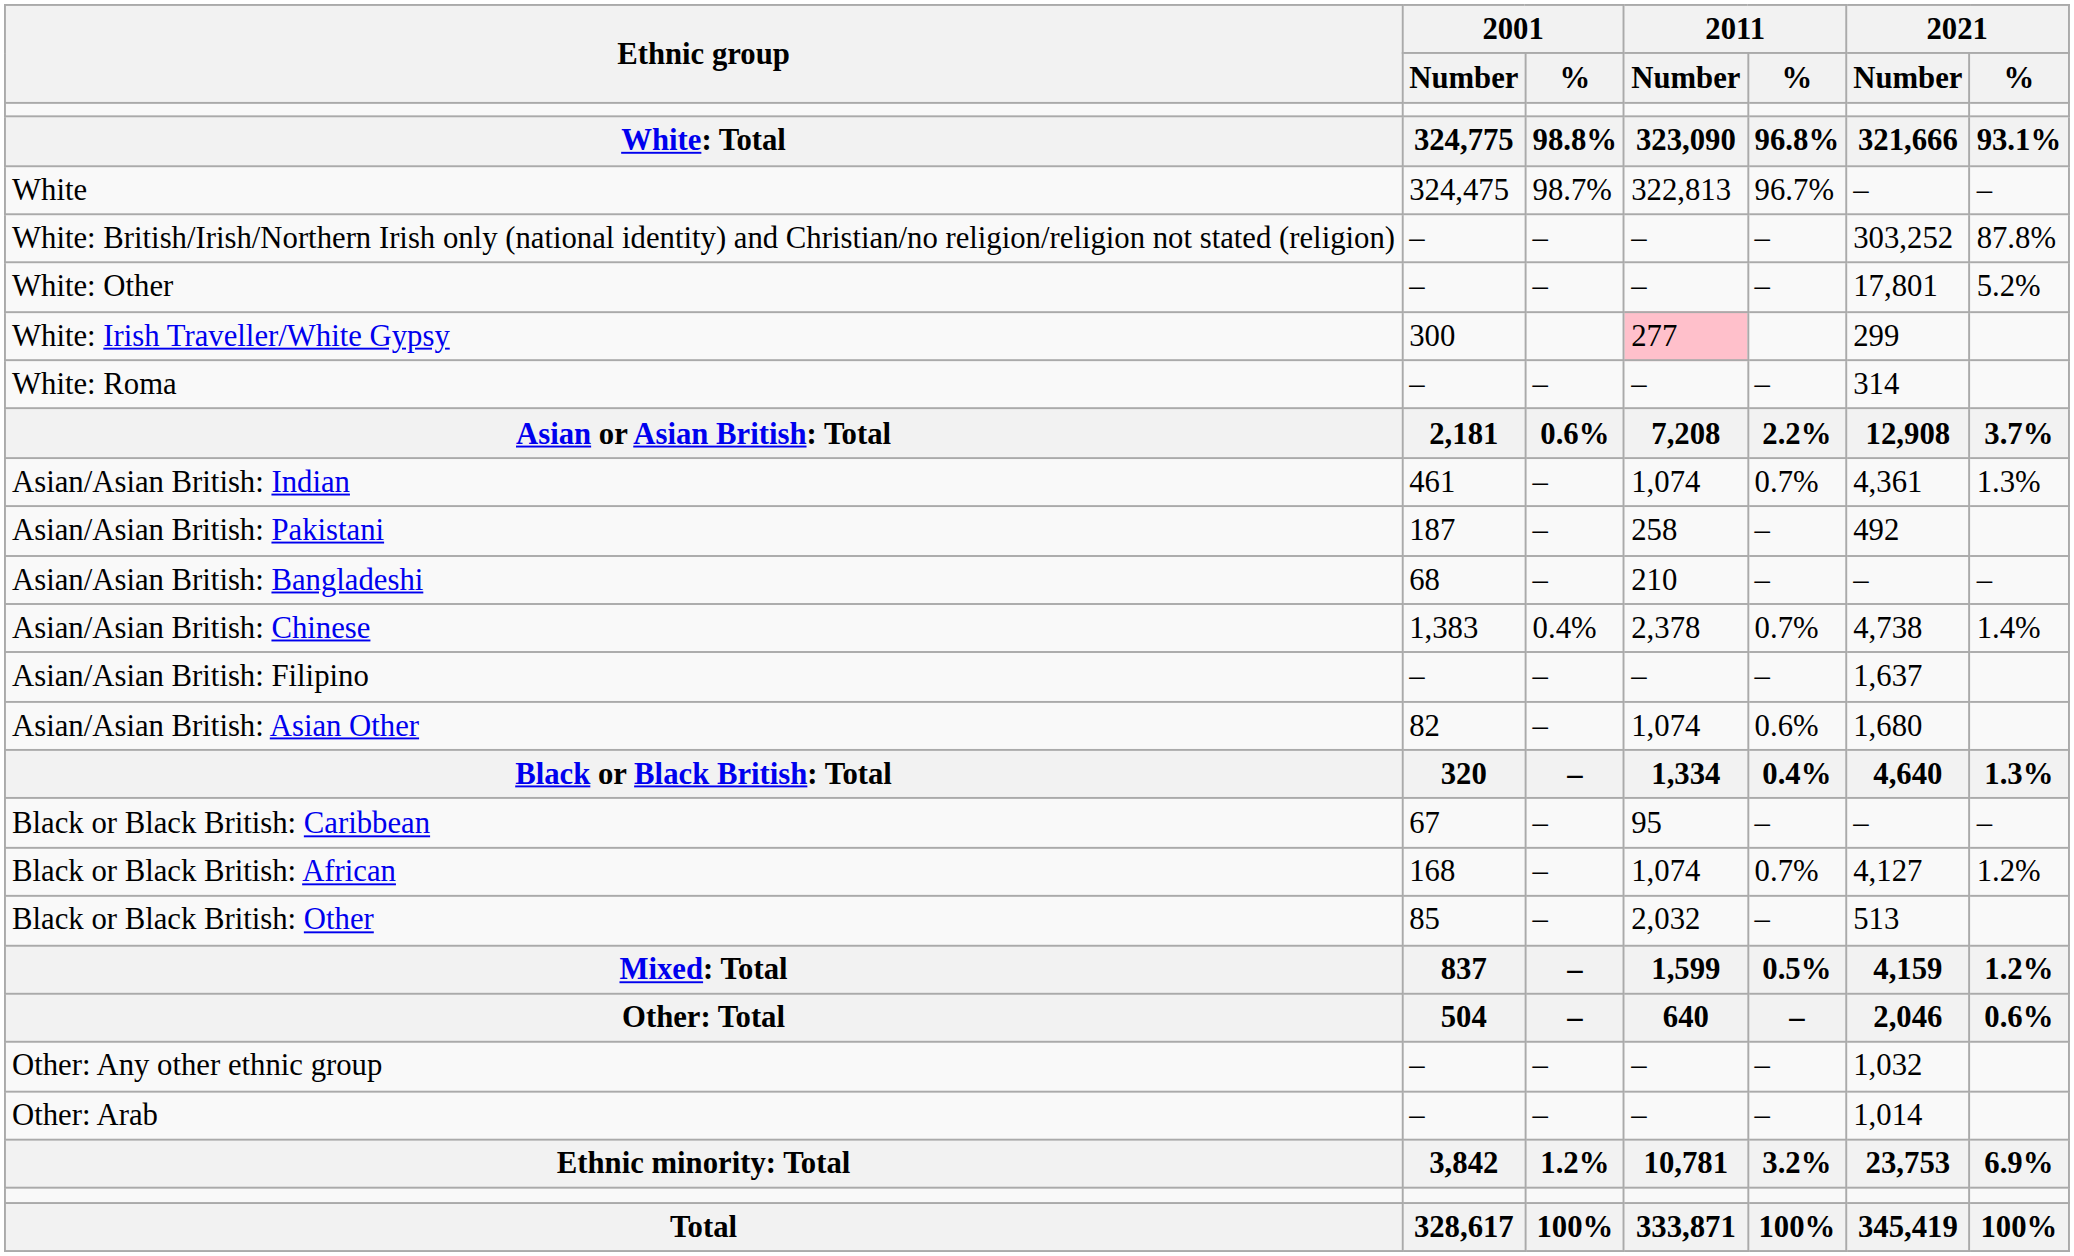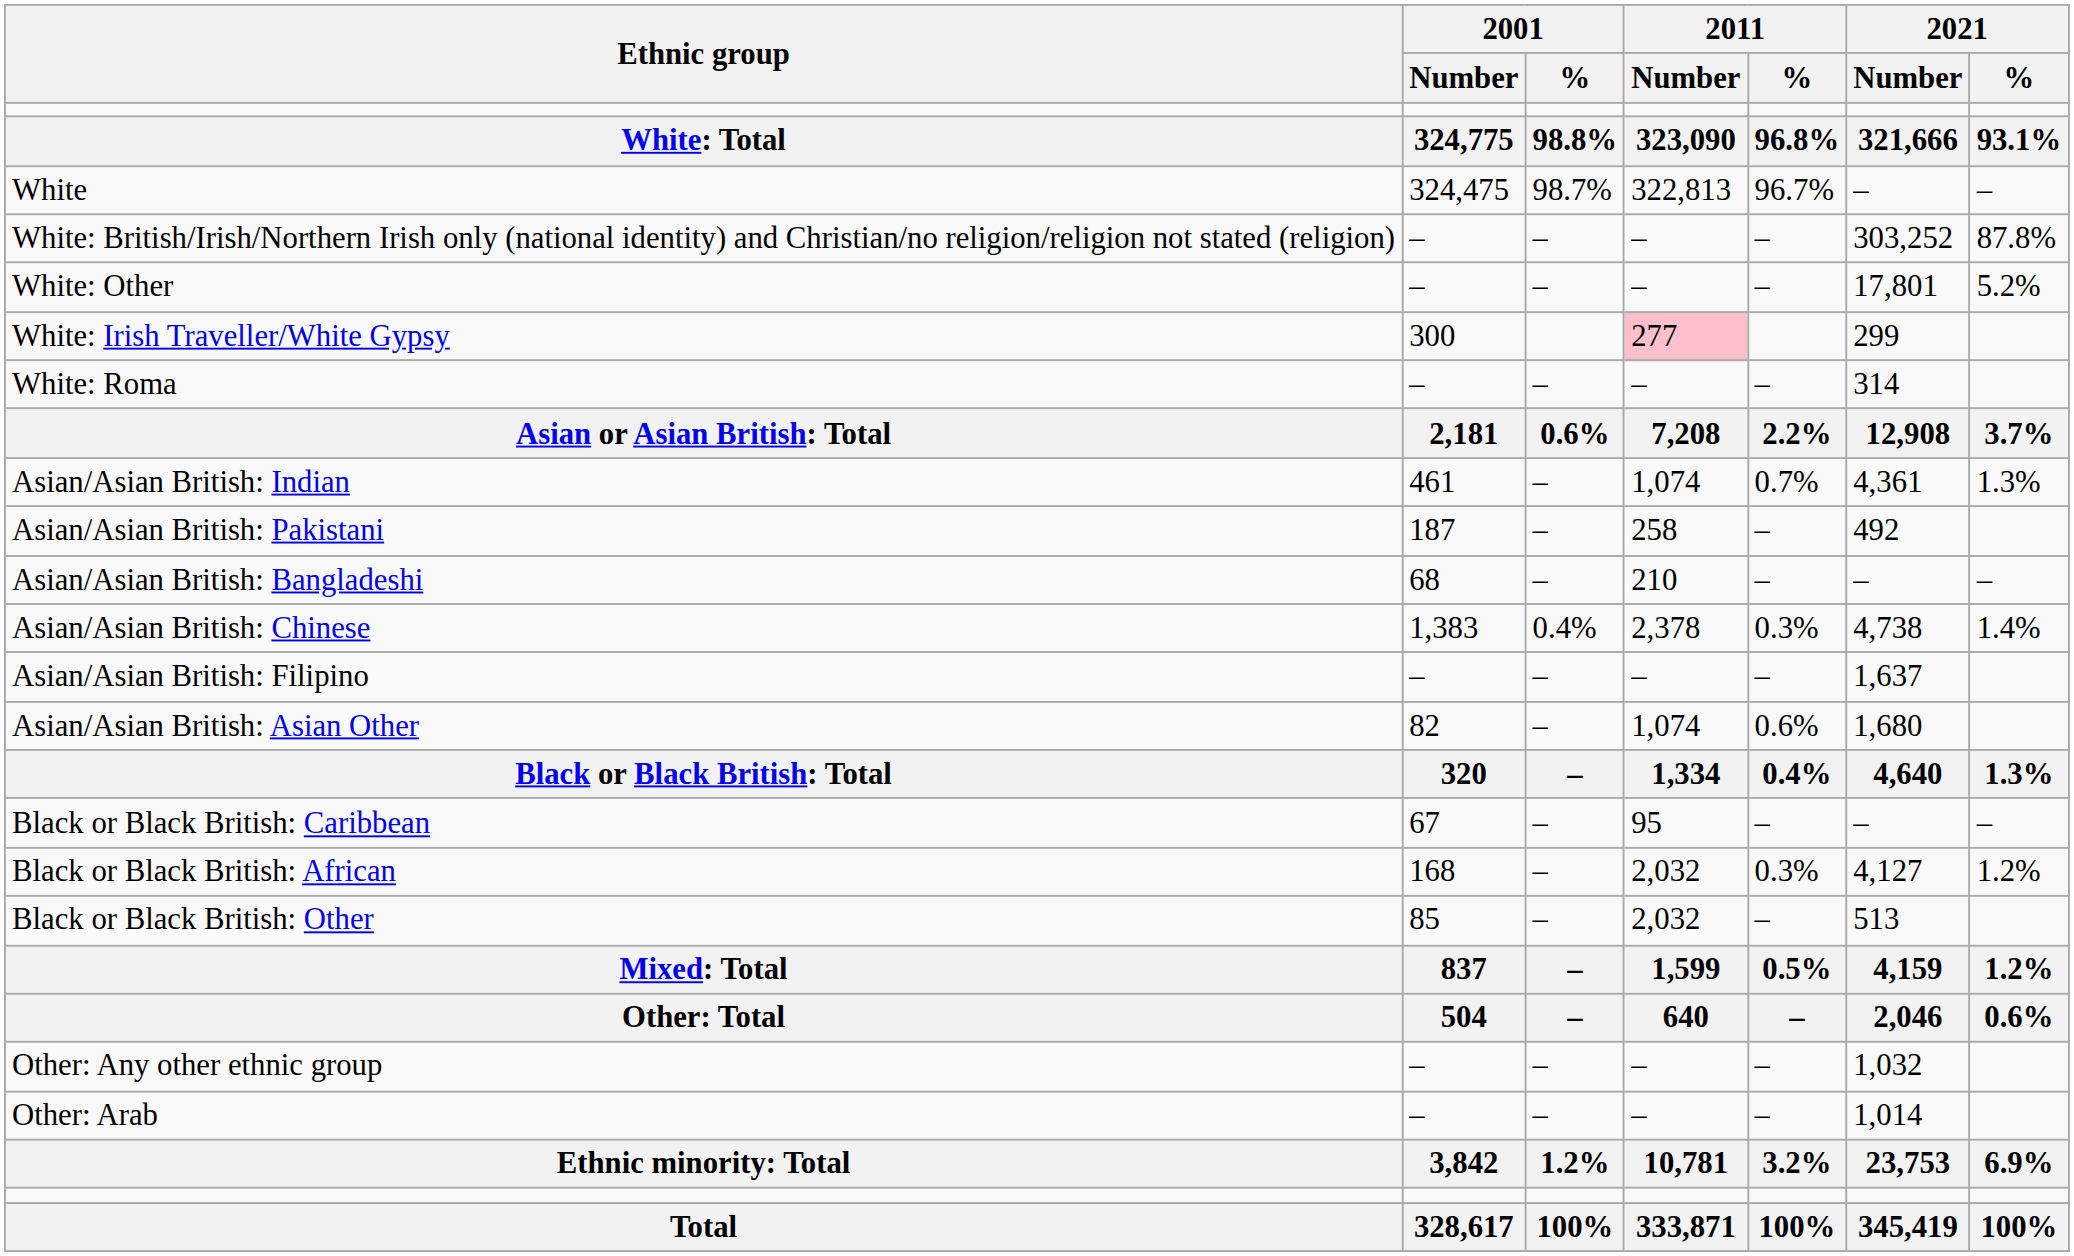(1787, 627) 0.7% -> (1787, 627) 0.3%
(1666, 871) 1,074 -> (1666, 871) 2,032
(1787, 871) 0.7% -> (1787, 871) 0.3%
